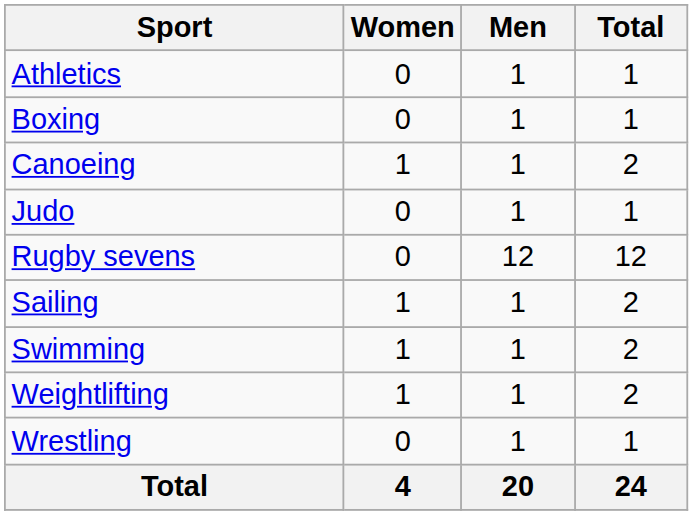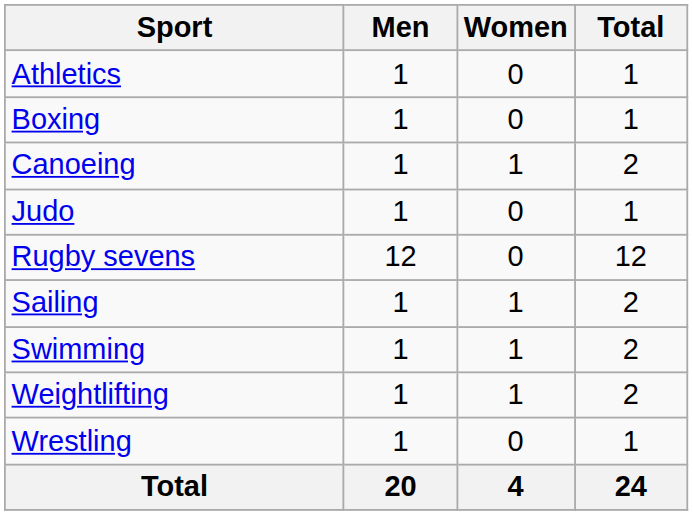columns swapped: (518, 27) <-> (403, 27)
